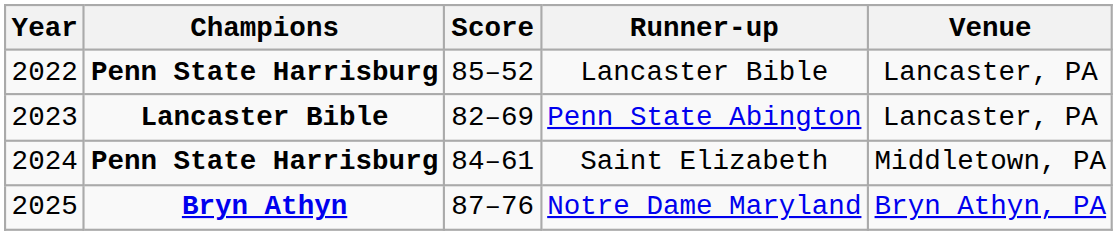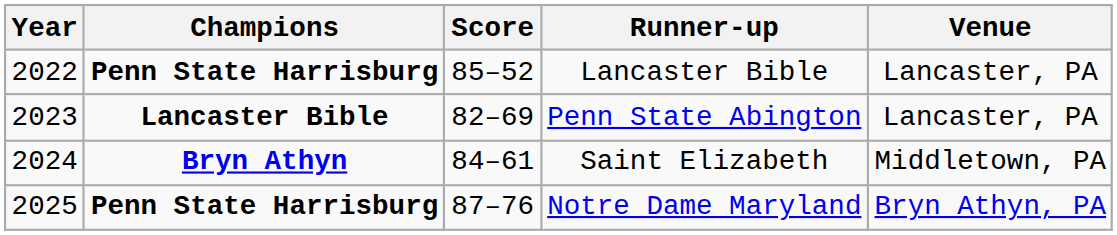(265, 162) Penn State Harrisburg -> (265, 162) Bryn Athyn
(265, 207) Bryn Athyn -> (265, 207) Penn State Harrisburg
